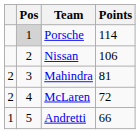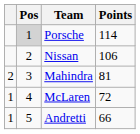(11, 96) 2 -> (11, 96) 1
